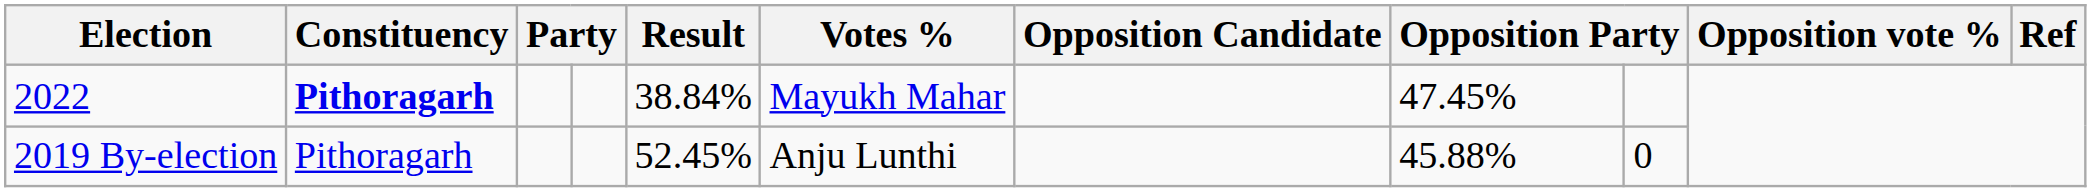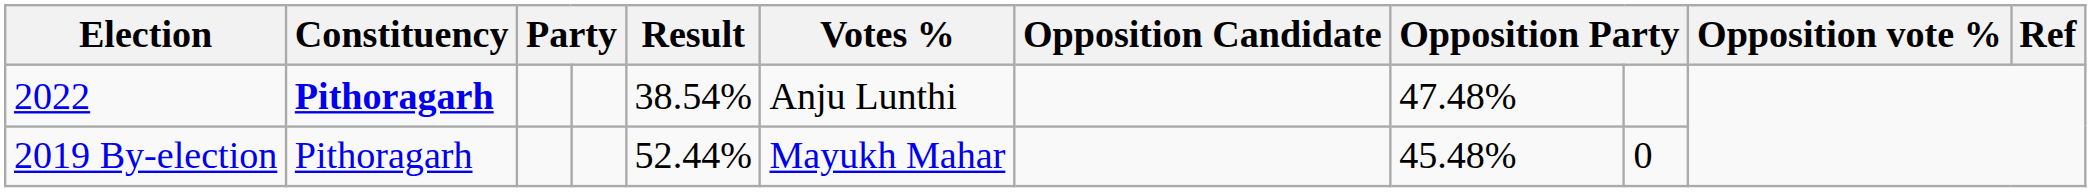(693, 95) 38.84% -> (693, 95) 38.54%
(887, 95) Mayukh Mahar -> (863, 95) Anju Lunthi
(1458, 95) 47.45% -> (1458, 95) 47.48%
(693, 155) 52.45% -> (693, 155) 52.44%
(863, 155) Anju Lunthi -> (887, 155) Mayukh Mahar
(1458, 155) 45.88% -> (1458, 155) 45.48%
